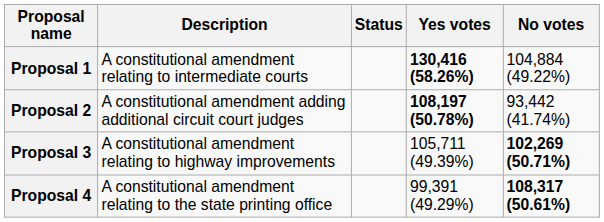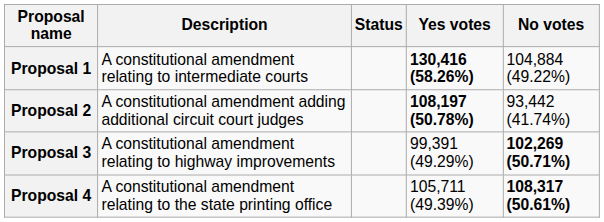(442, 153) 105,711 (49.39%) -> (442, 153) 99,391 (49.29%)
(442, 195) 99,391 (49.29%) -> (442, 195) 105,711 (49.39%)
